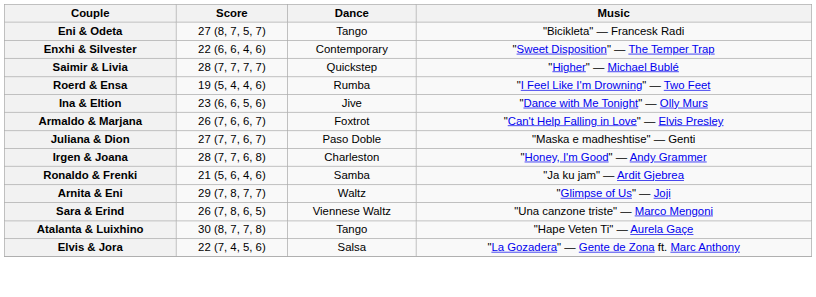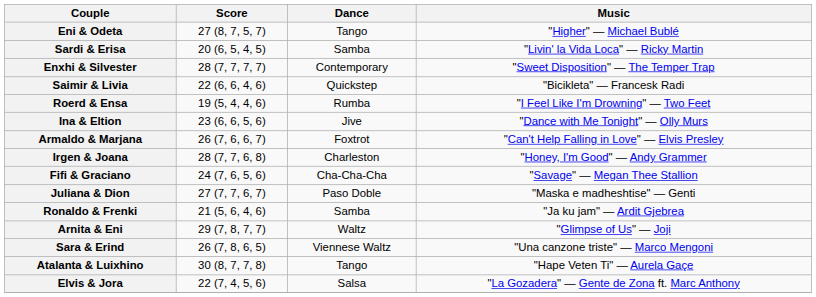(614, 31) "Bicikleta" — Francesk Radi -> (614, 31) "Higher" — Michael Bublé
+ row: (90, 49)
(232, 49) 22 (6, 6, 4, 6) -> (232, 67) 28 (7, 7, 7, 7)
(232, 67) 28 (7, 7, 7, 7) -> (232, 85) 22 (6, 6, 4, 6)
(614, 67) "Higher" — Michael Bublé -> (614, 85) "Bicikleta" — Francesk Radi
rows swapped: (90, 139) <-> (90, 157)
+ row: (90, 175)
